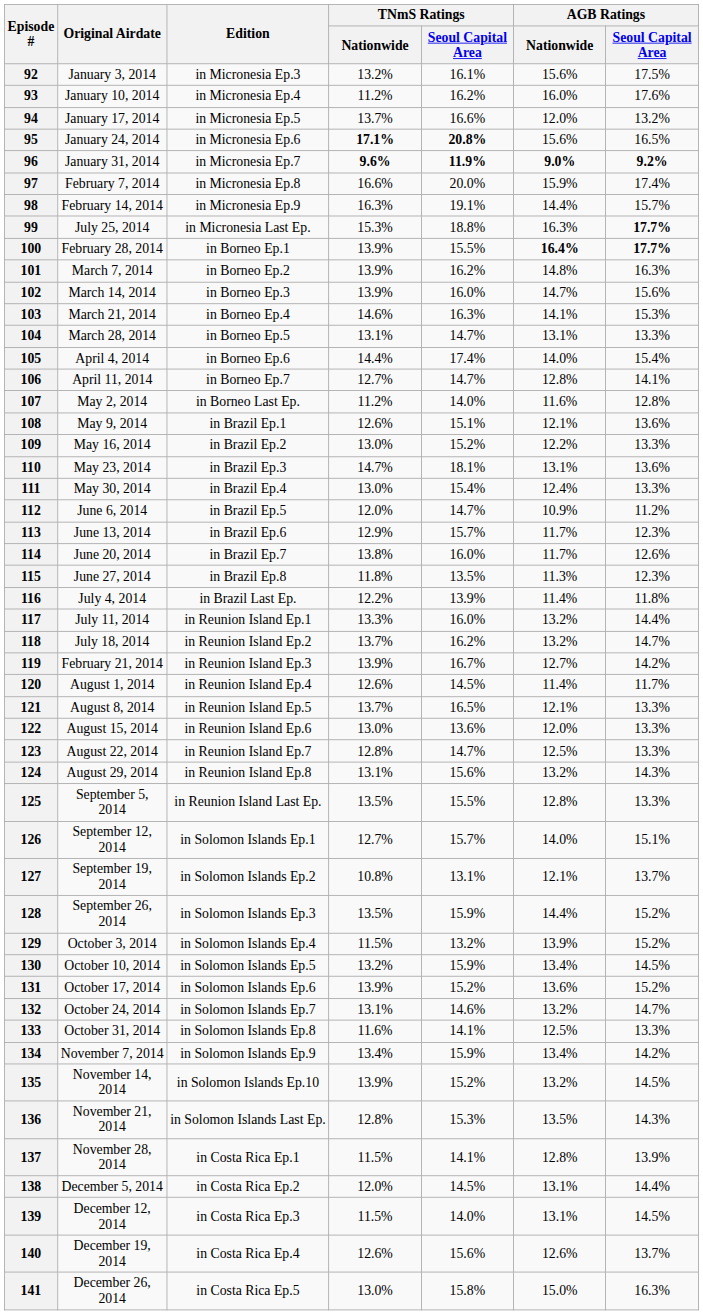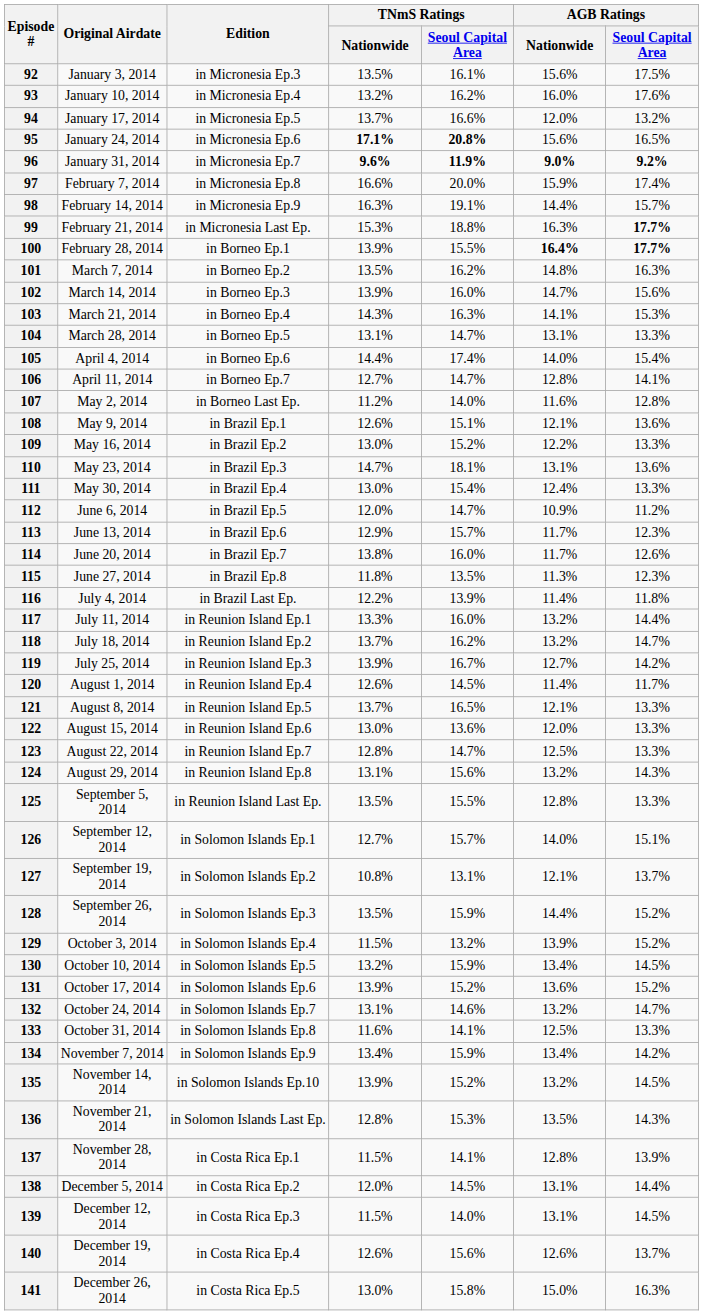(375, 74) 13.2% -> (375, 74) 13.5%
(375, 96) 11.2% -> (375, 96) 13.2%
(112, 227) July 25, 2014 -> (112, 227) February 21, 2014
(375, 270) 13.9% -> (375, 270) 13.5%
(375, 314) 14.6% -> (375, 314) 14.3%
(112, 663) February 21, 2014 -> (112, 663) July 25, 2014
